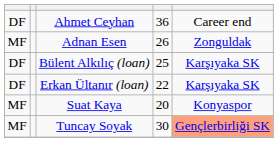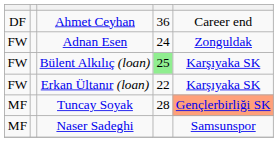(17, 42) MF -> (17, 42) FW
(162, 42) 26 -> (163, 42) 24
(17, 63) DF -> (17, 63) FW
(162, 63) no background -> (163, 63) lightgreen background
(17, 84) DF -> (17, 84) FW
- row: (94, 105)
(162, 126) 30 -> (163, 105) 28
+ row: (95, 126)
